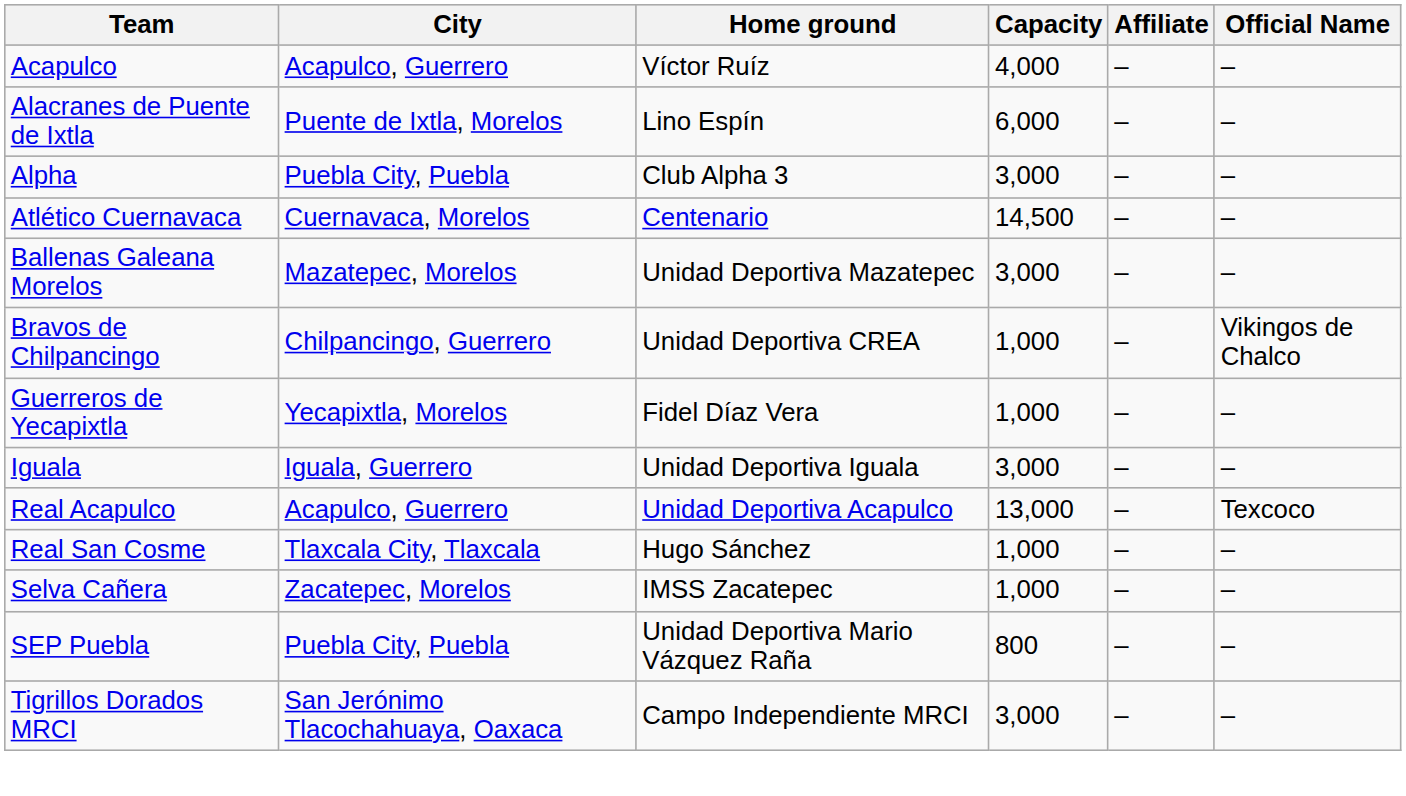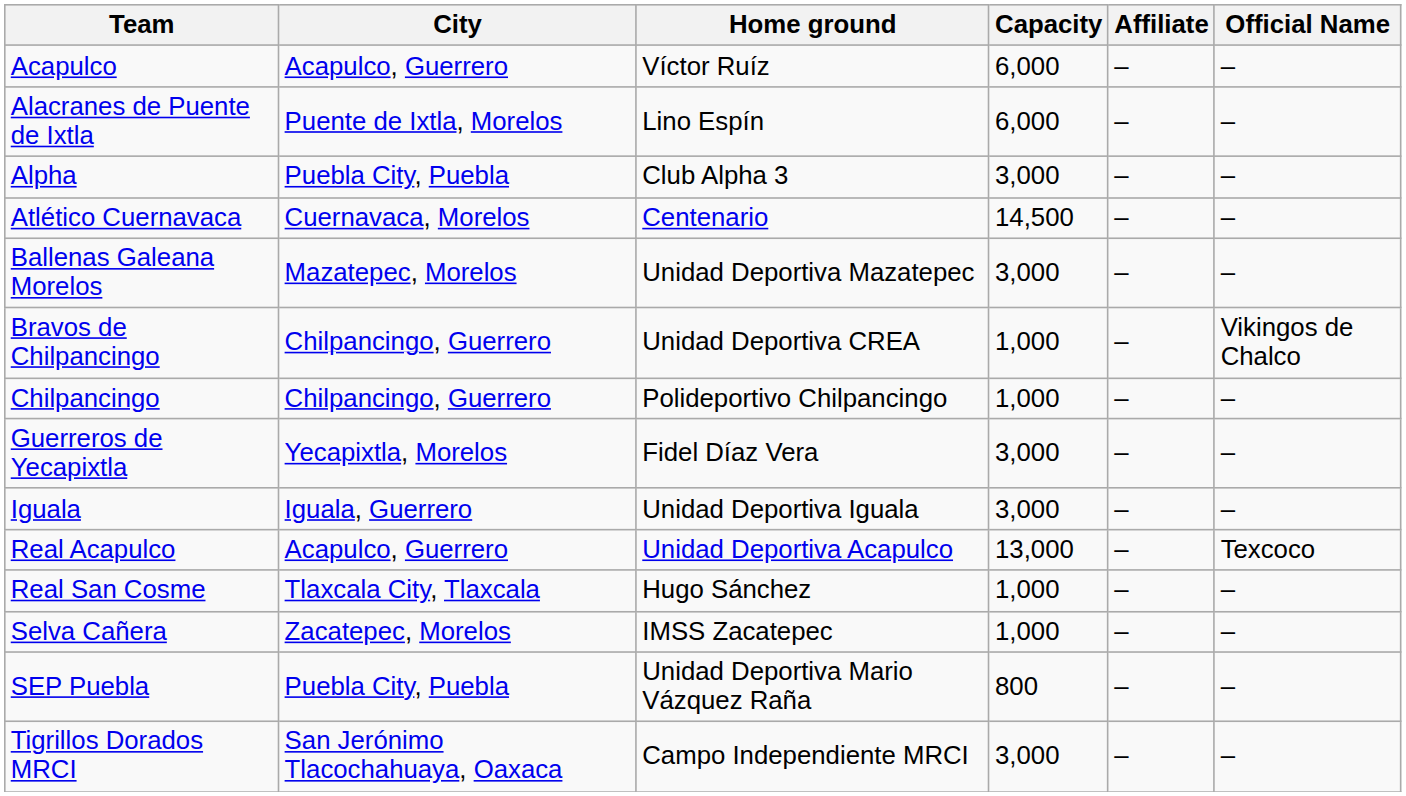(1027, 65) 4,000 -> (1027, 65) 6,000
+ row: (85, 397)
(1027, 412) 1,000 -> (1027, 453) 3,000
